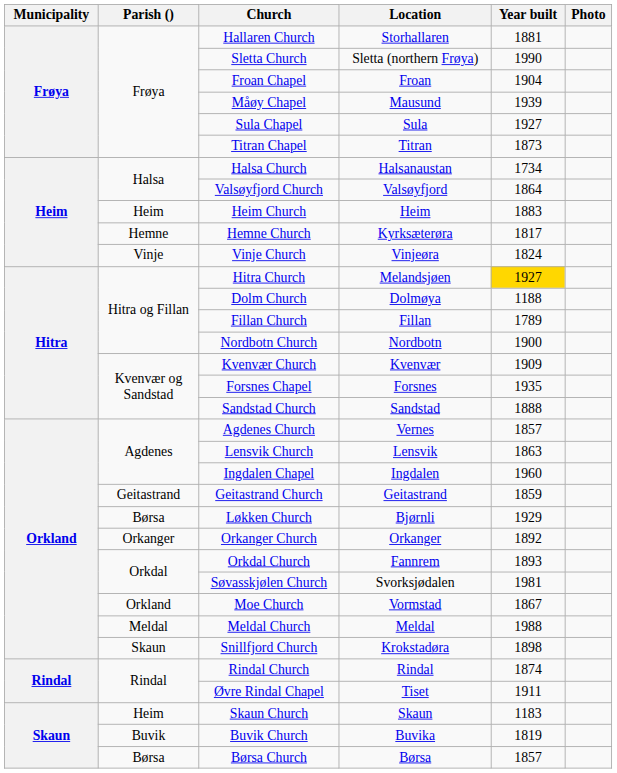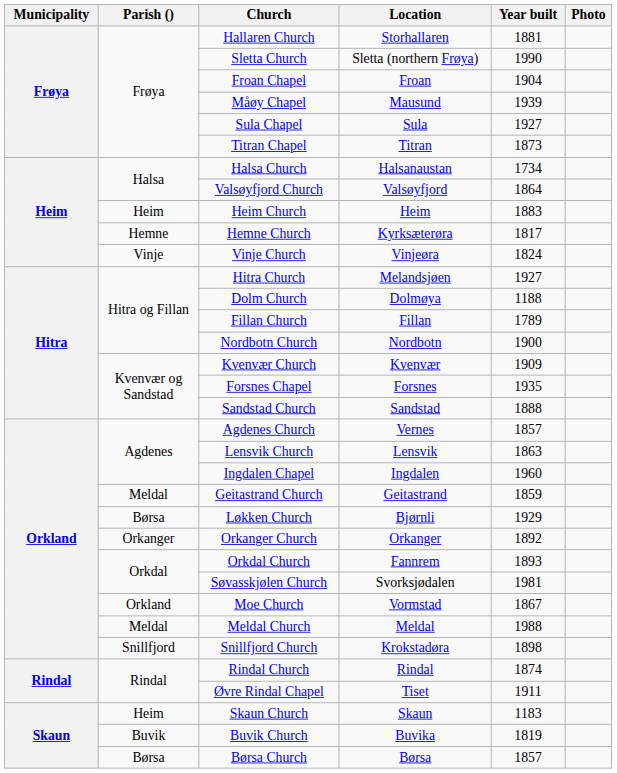(528, 277) gold background -> (528, 277) no background
(148, 495) Geitastrand -> (148, 495) Meldal
(148, 648) Skaun -> (148, 648) Snillfjord
